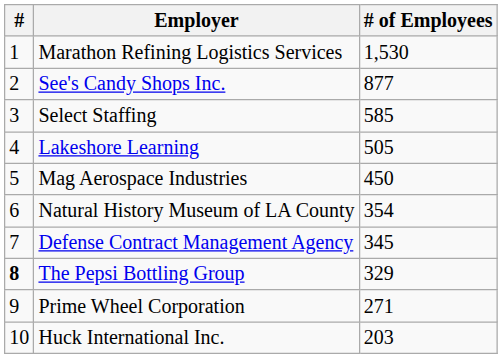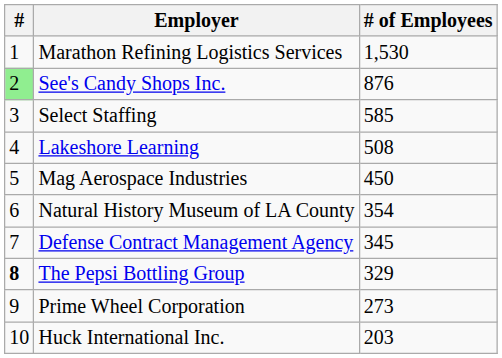(14, 83) no background -> (14, 83) lightgreen background
(379, 83) 877 -> (379, 83) 876
(379, 147) 505 -> (379, 147) 508
(379, 305) 271 -> (379, 305) 273
